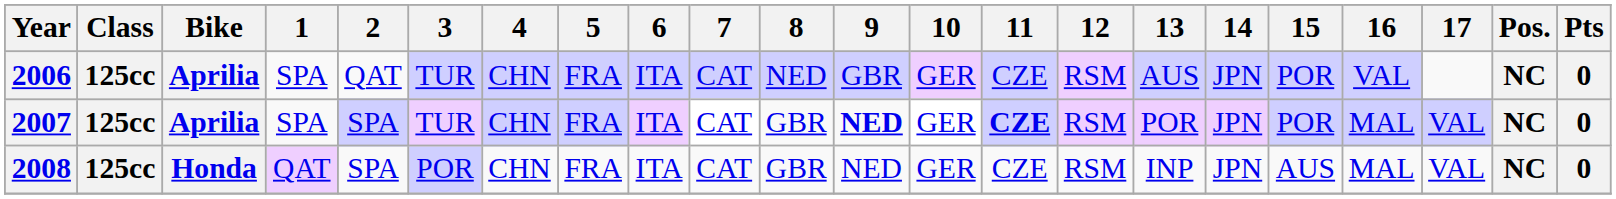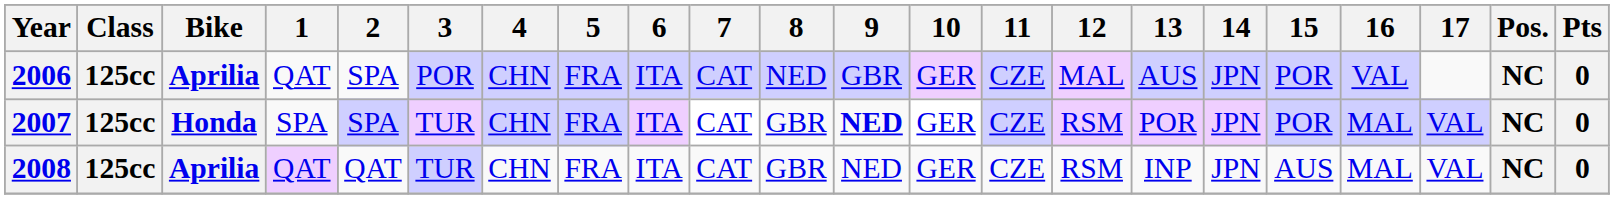(302, 74) SPA -> (302, 74) QAT
(373, 74) QAT -> (373, 74) SPA
(445, 74) TUR -> (445, 74) POR
(1095, 74) RSM -> (1092, 74) MAL
(214, 121) Aprilia -> (214, 121) Honda
(1020, 121) bold -> (1017, 121) normal
(214, 168) Honda -> (214, 168) Aprilia
(373, 168) SPA -> (373, 168) QAT
(445, 168) POR -> (445, 168) TUR
